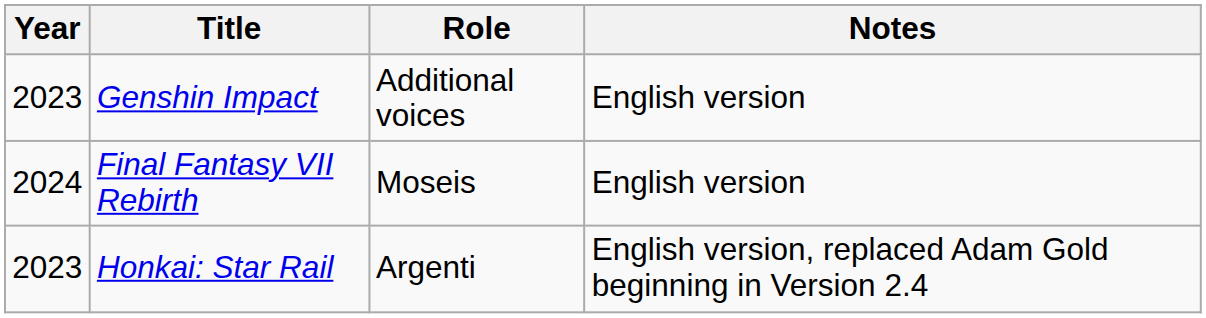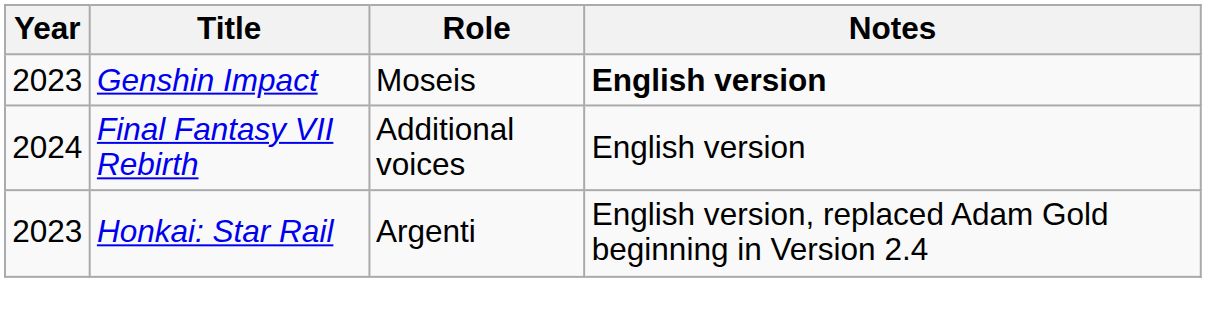(445, 97) Additional voices -> (426, 79) Moseis
(699, 97) normal -> (709, 79) bold
(426, 182) Moseis -> (445, 147) Additional voices
